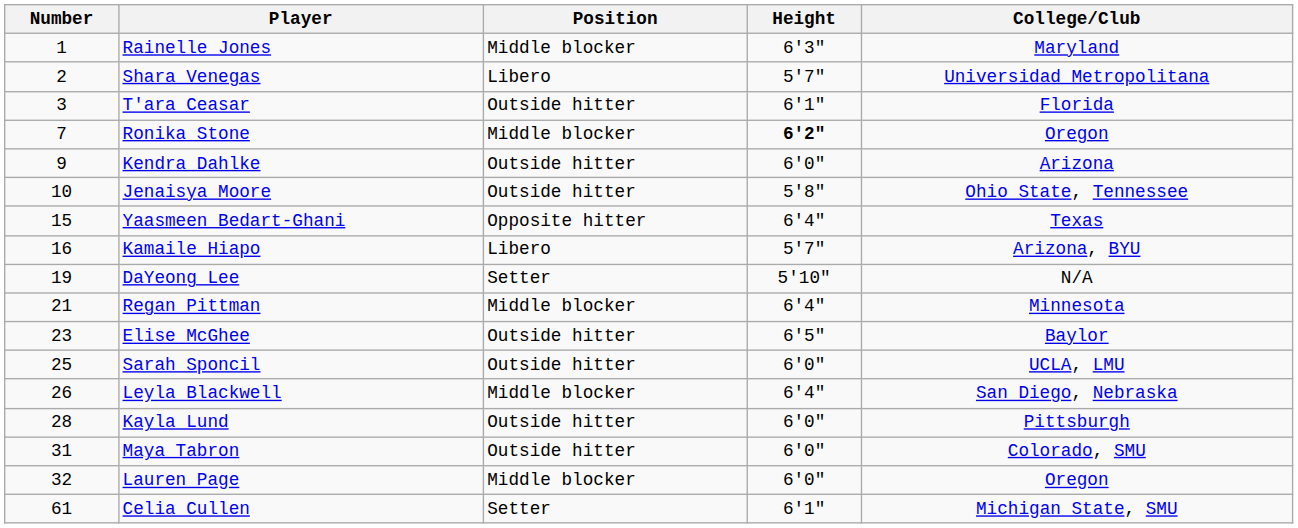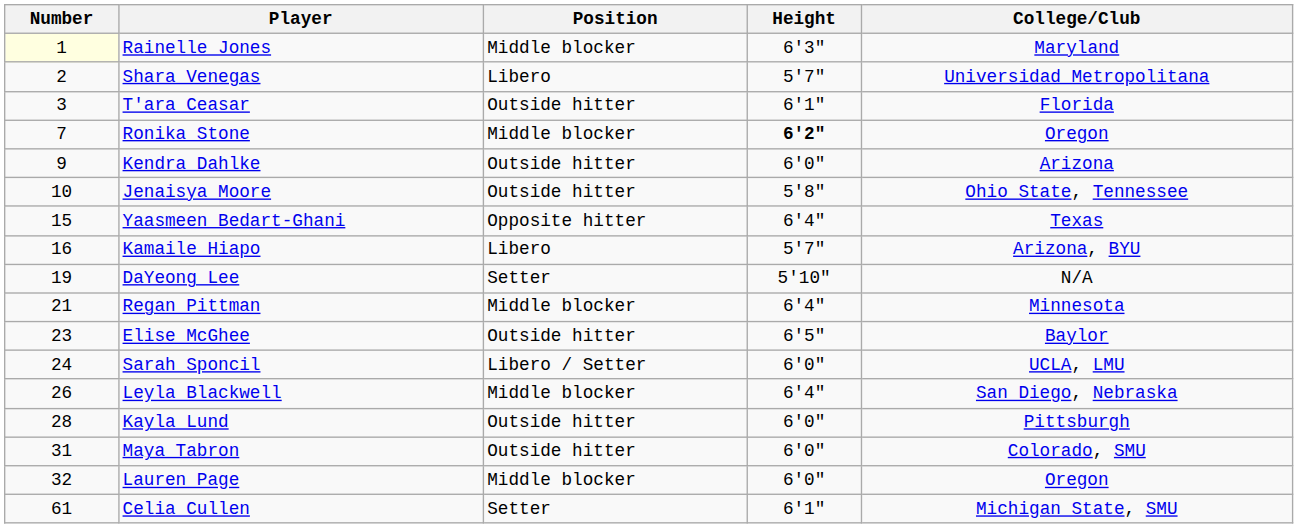(62, 48) no background -> (62, 48) lightyellow background
(62, 365) 25 -> (62, 365) 24
(561, 365) Outside hitter -> (567, 365) Libero / Setter
